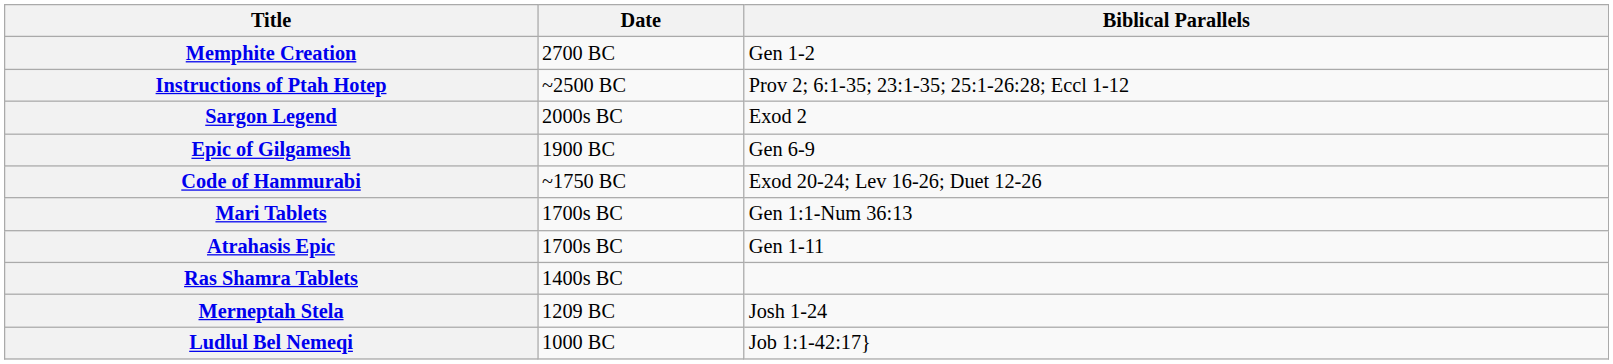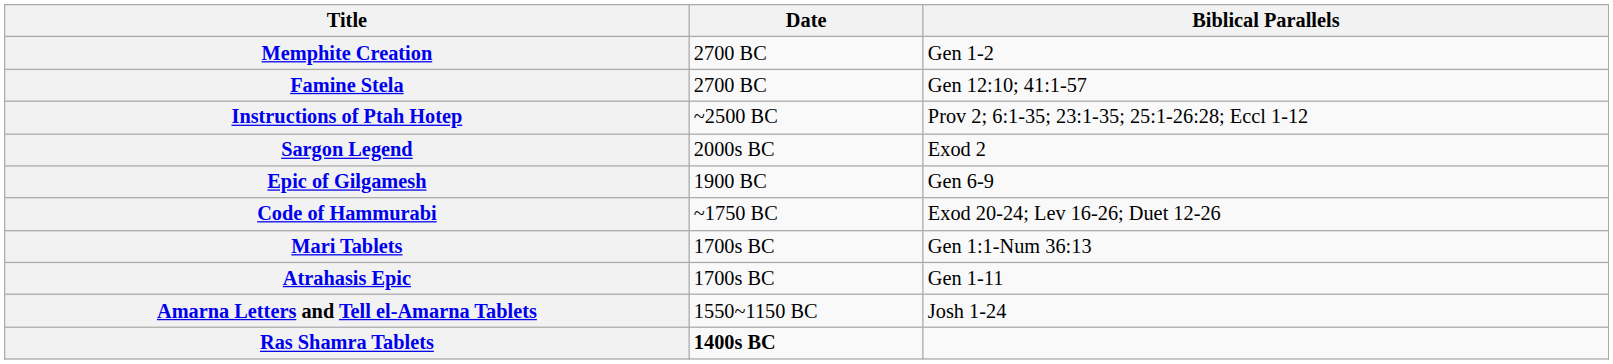+ row: (347, 85)
+ row: (347, 310)
(582, 278) normal -> (735, 342) bold
- row: (271, 310)
- row: (271, 342)
